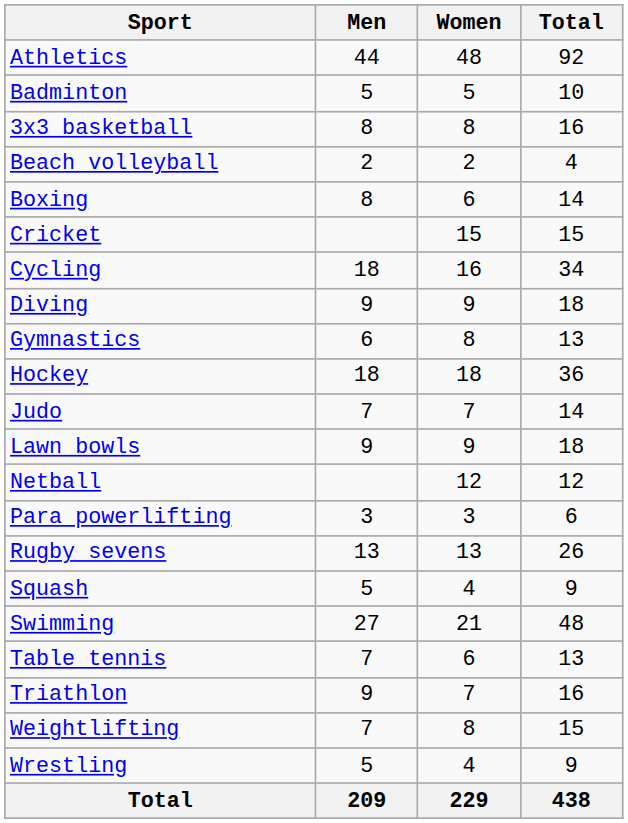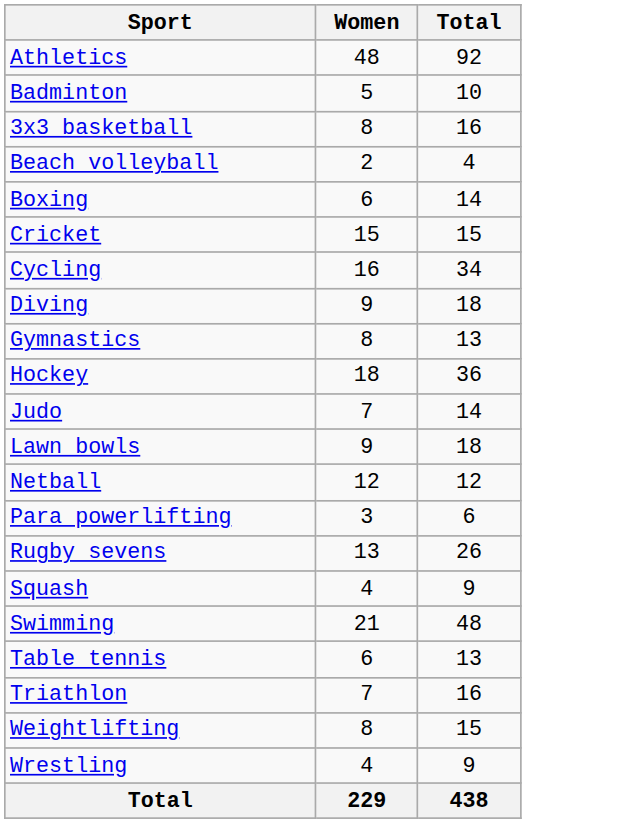- column: (367, 23)
